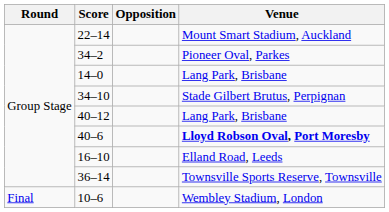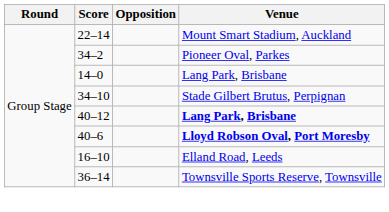(234, 116) normal -> (239, 116) bold
- row: (90, 197)
